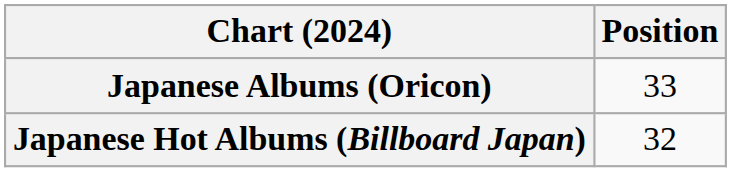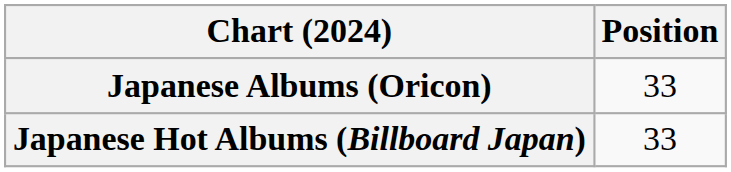(660, 138) 32 -> (660, 138) 33
